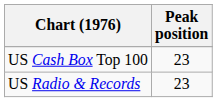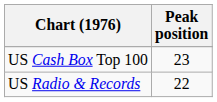(182, 84) 23 -> (182, 84) 22
